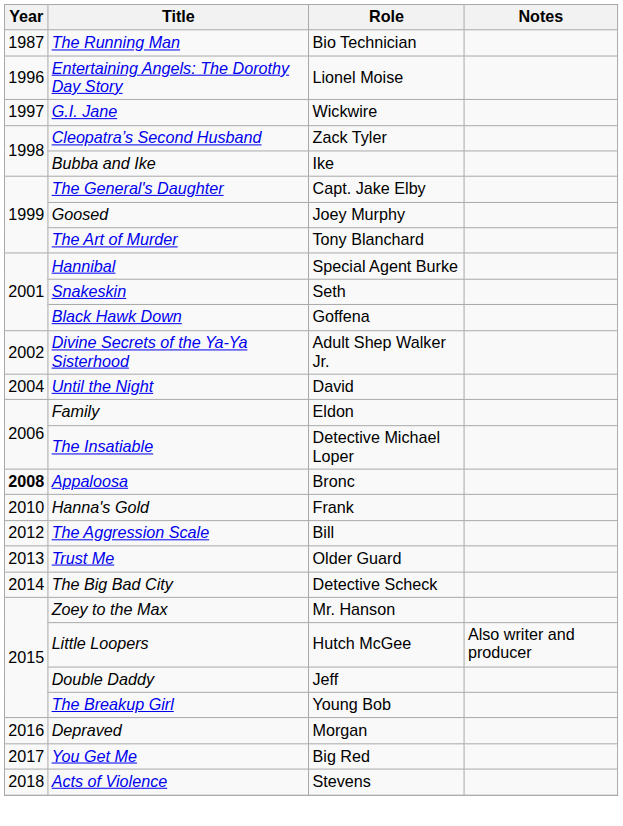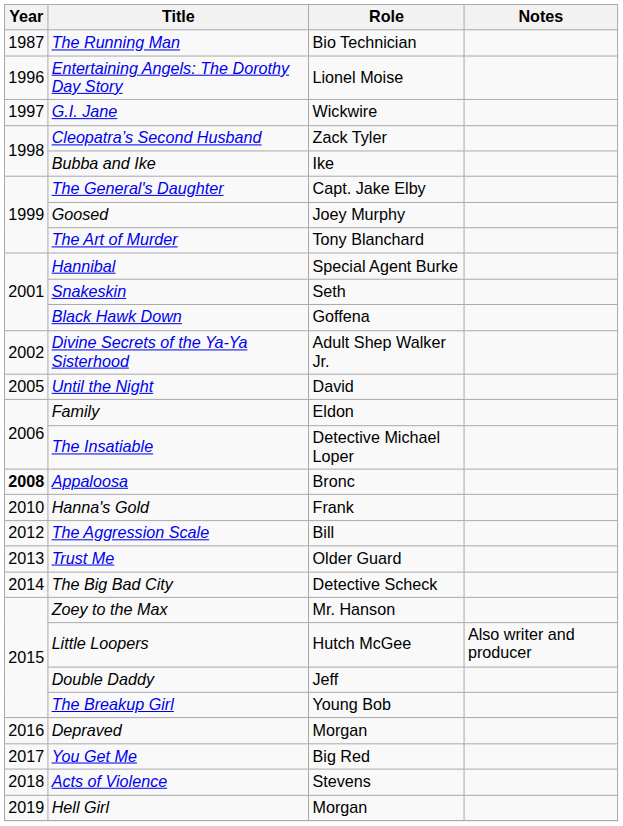(26, 386) 2004 -> (26, 386) 2005
+ row: (80, 807)
